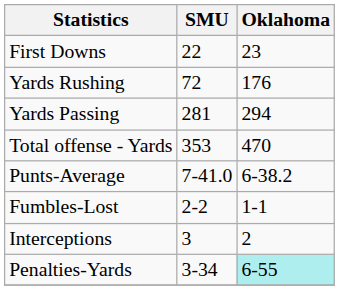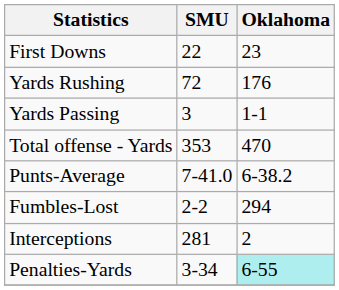(196, 113) 281 -> (186, 113) 3
(256, 113) 294 -> (255, 113) 1-1
(255, 207) 1-1 -> (256, 207) 294
(186, 238) 3 -> (196, 238) 281
